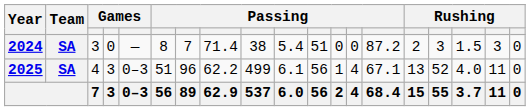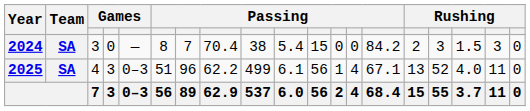(221, 47) 71.4 -> (221, 47) 70.4
(319, 47) 51 -> (319, 47) 15
(383, 47) 87.2 -> (383, 47) 84.2
